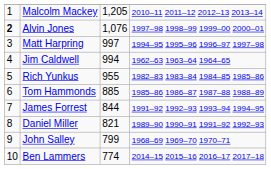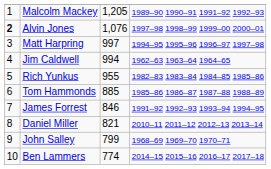(197, 12) 2010–11 2011–12 2012–13 2013–14 -> (198, 12) 1989–90 1990–91 1991–92 1992–93
(111, 108) 844 -> (111, 108) 846
(198, 124) 1989–90 1990–91 1991–92 1992–93 -> (197, 124) 2010–11 2011–12 2012–13 2013–14
